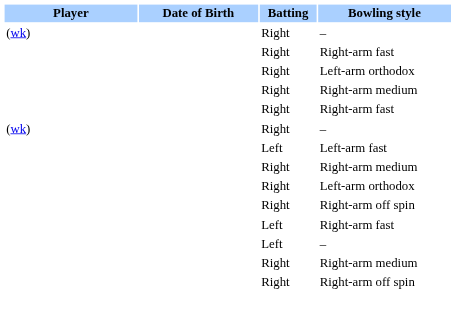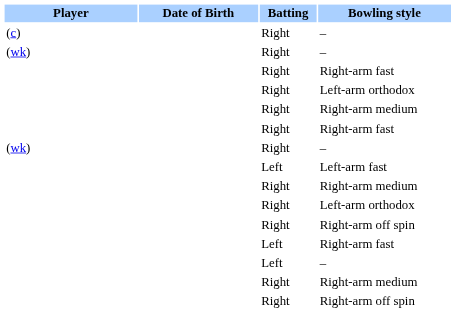+ row: (13, 32)
